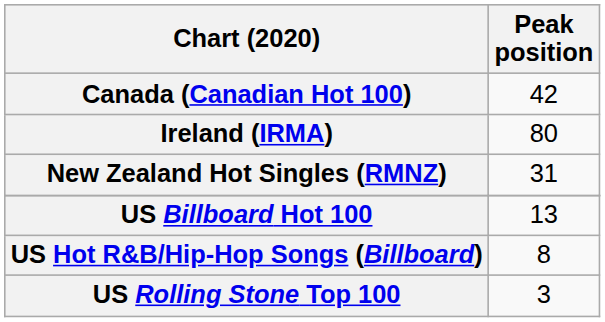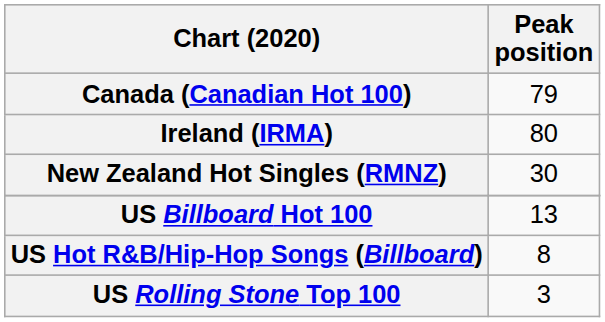(544, 93) 42 -> (544, 93) 79
(544, 174) 31 -> (544, 174) 30
